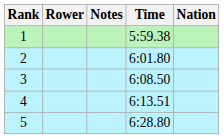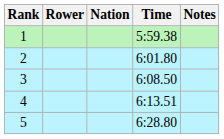columns swapped: (196, 15) <-> (107, 15)
